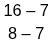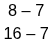rows swapped: (26, 33) <-> (26, 11)
